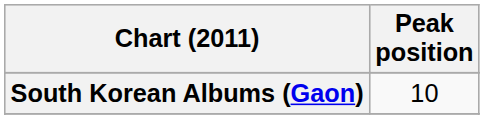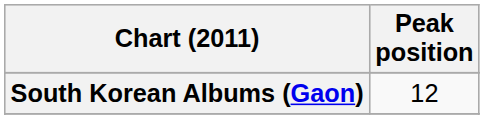(424, 93) 10 -> (424, 93) 12
